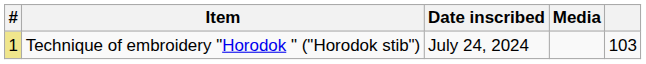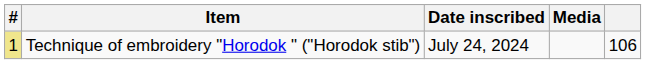(623, 44) 103 -> (623, 44) 106
